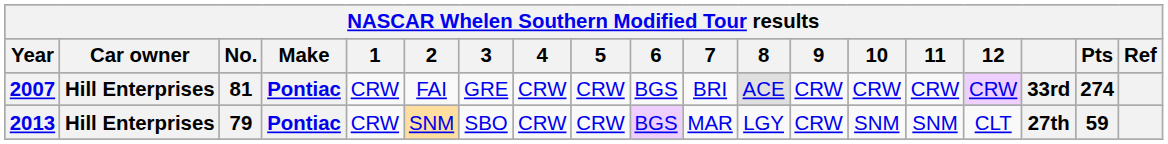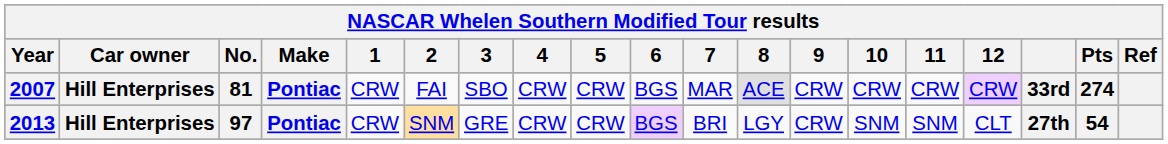(486, 89) GRE -> (486, 89) SBO
(710, 89) BRI -> (710, 89) MAR
(241, 123) 79 -> (241, 123) 97
(486, 123) SBO -> (486, 123) GRE
(710, 123) MAR -> (710, 123) BRI
(1097, 123) 59 -> (1097, 123) 54
